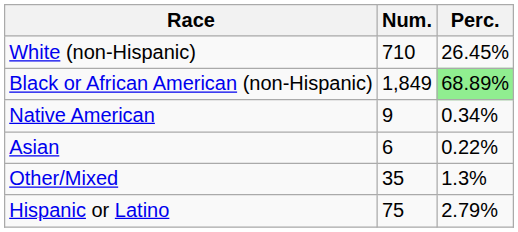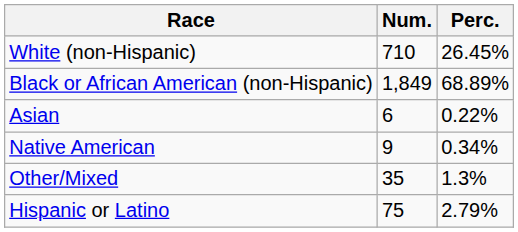(475, 83) lightgreen background -> (475, 83) no background
rows swapped: (82, 115) <-> (34, 147)
